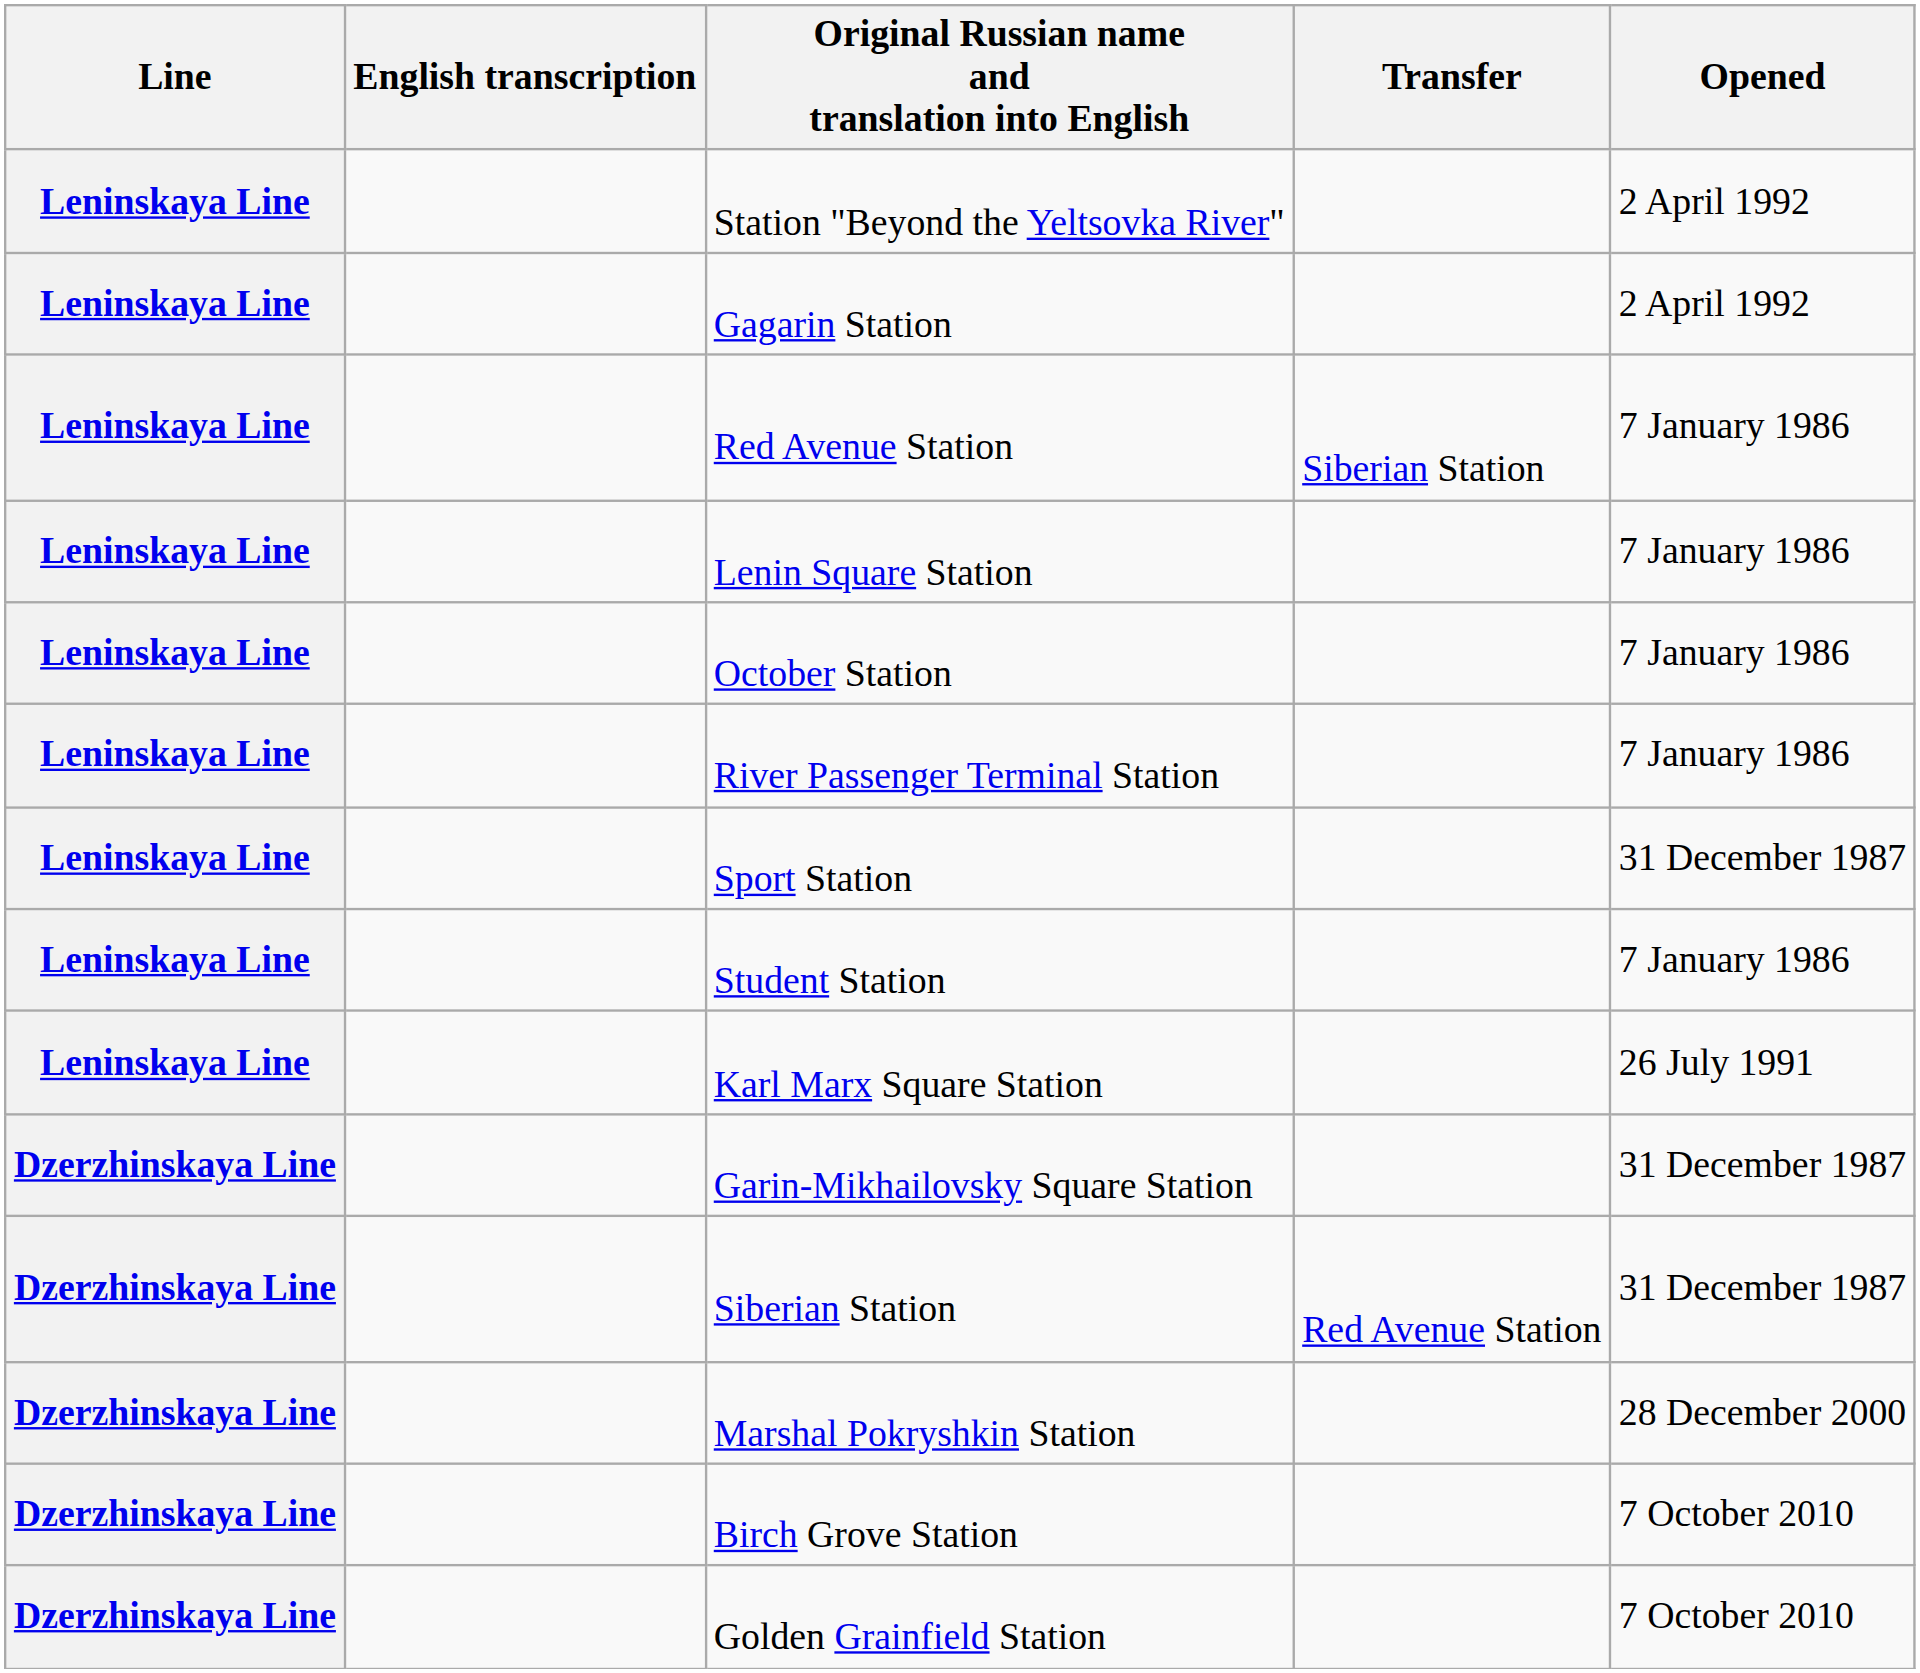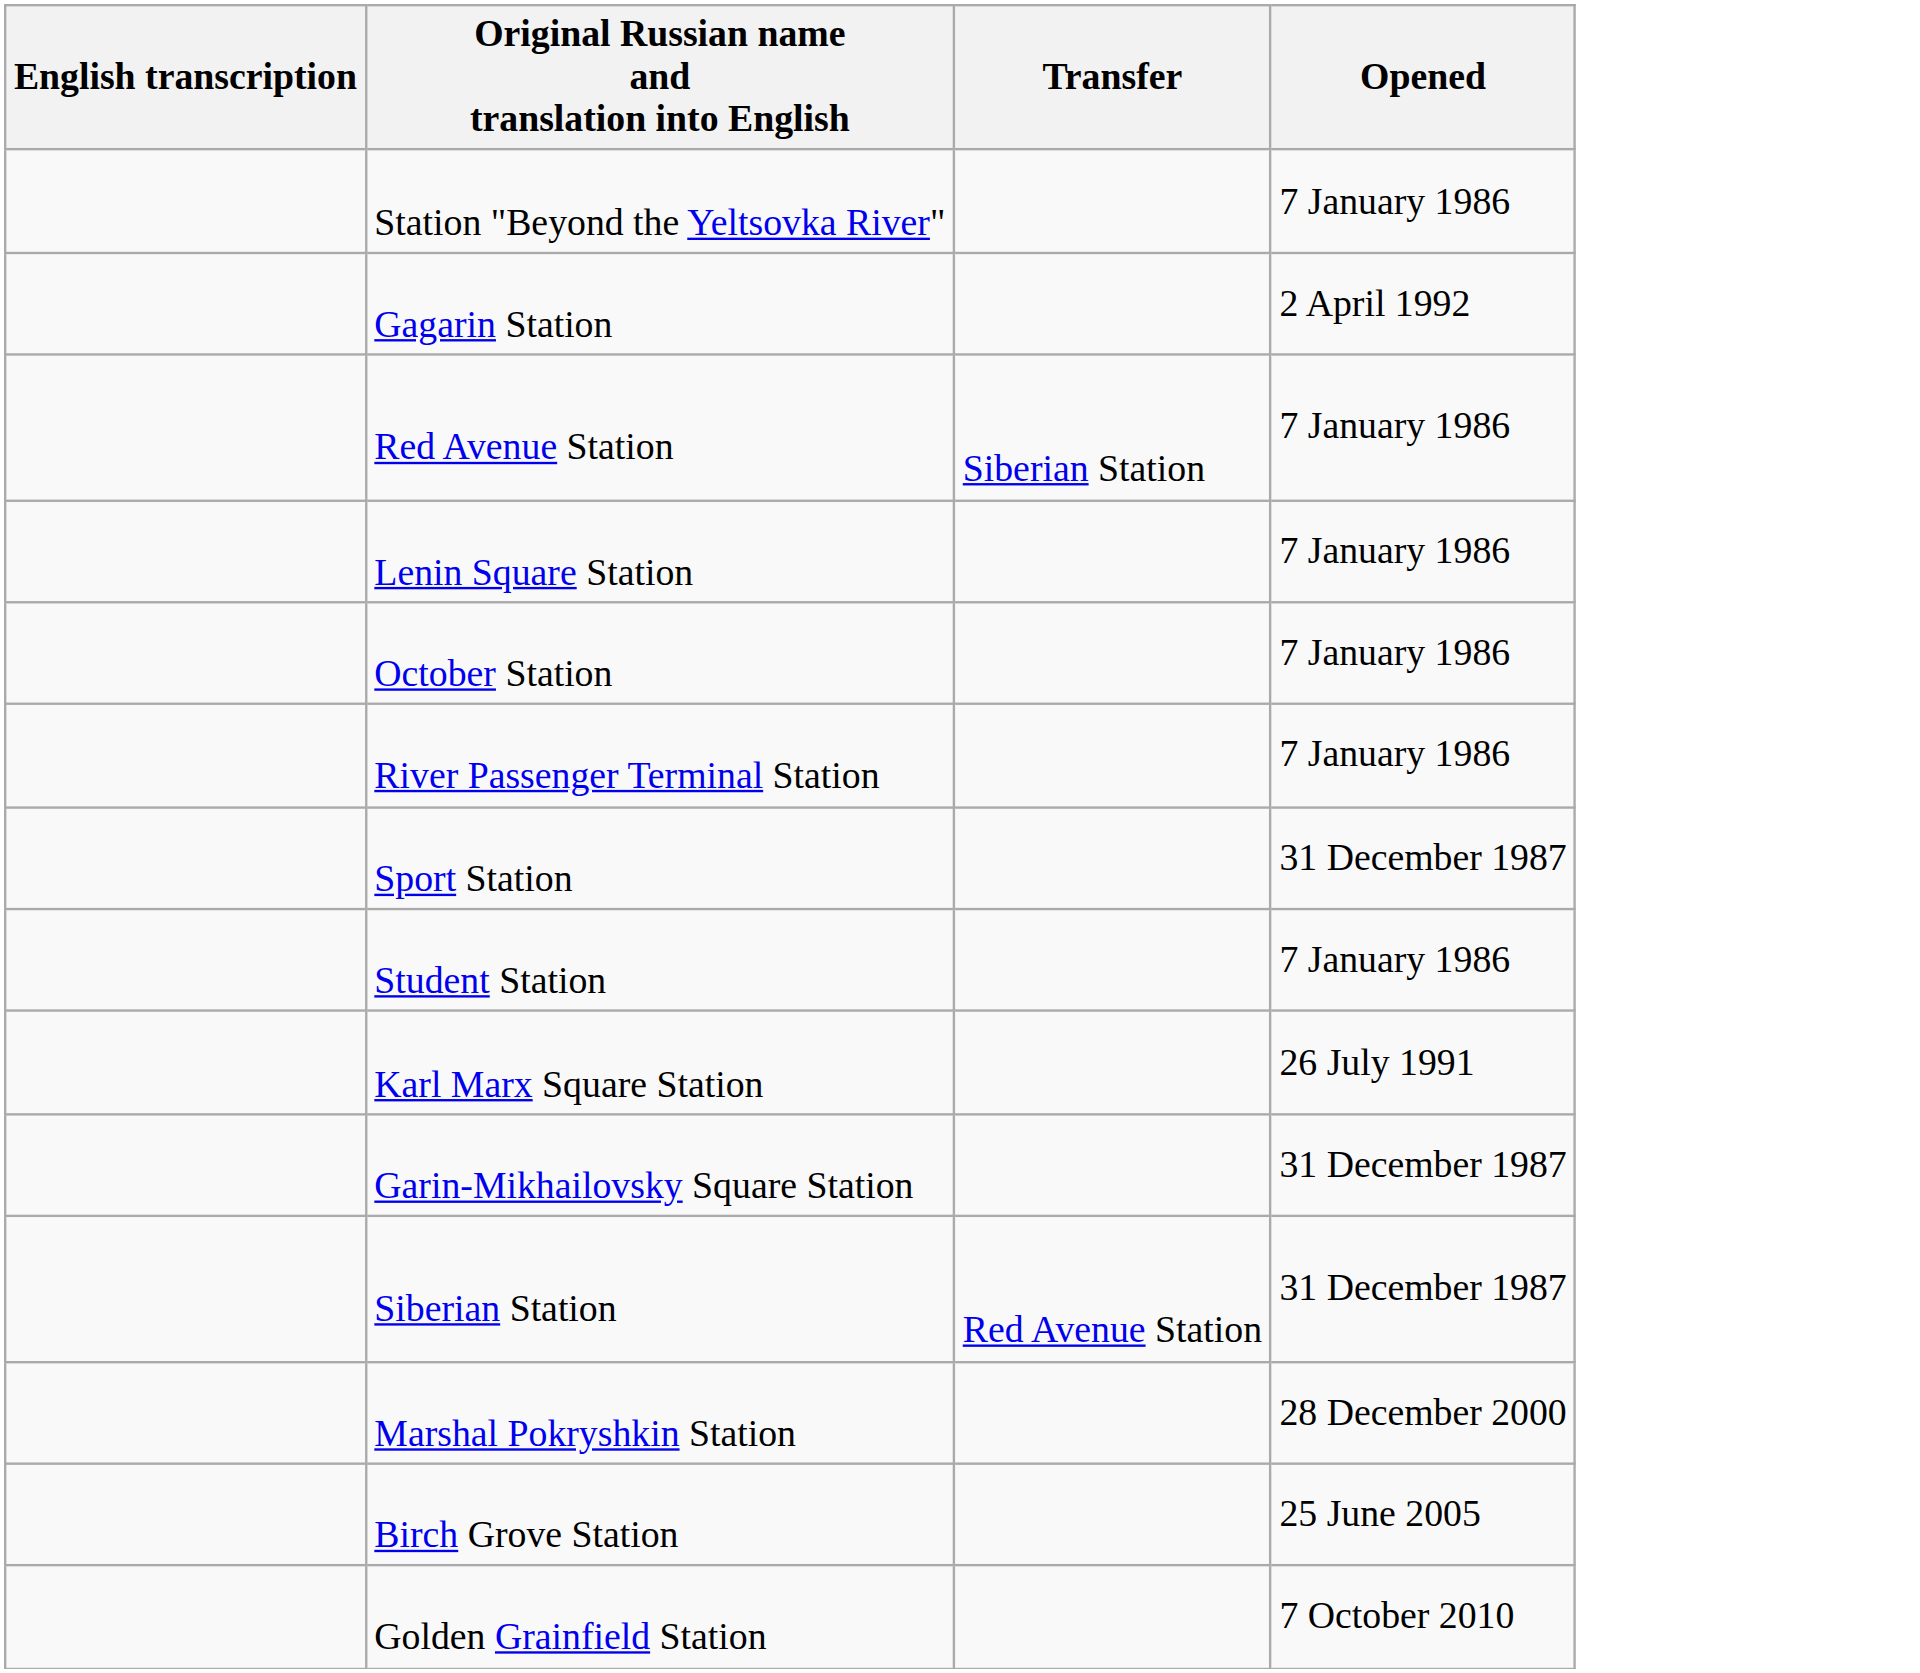- column: (175, 76)
(1714, 200) 2 April 1992 -> (1395, 200) 7 January 1986
(1736, 1513) 7 October 2010 -> (1380, 1513) 25 June 2005
